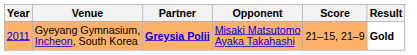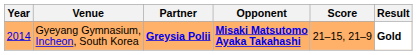(18, 36) 2011 -> (19, 36) 2014
(258, 36) normal -> (262, 36) bold
